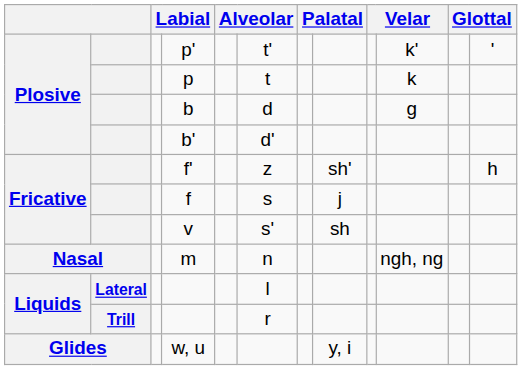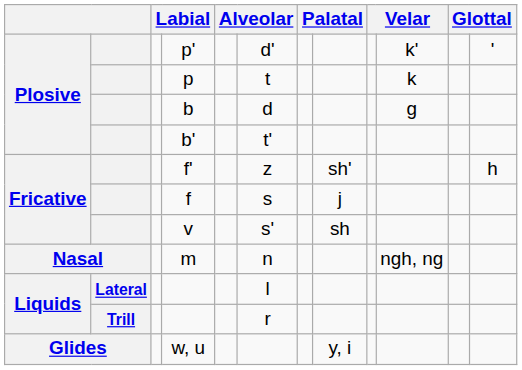(268, 49) t' -> (268, 49) d'
(268, 139) d' -> (268, 139) t'
